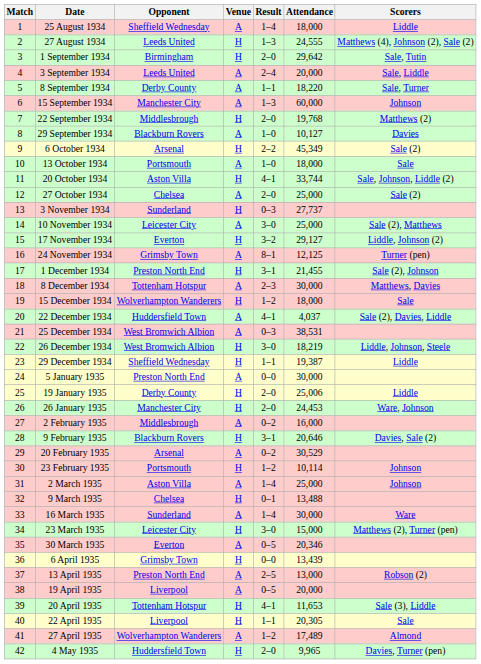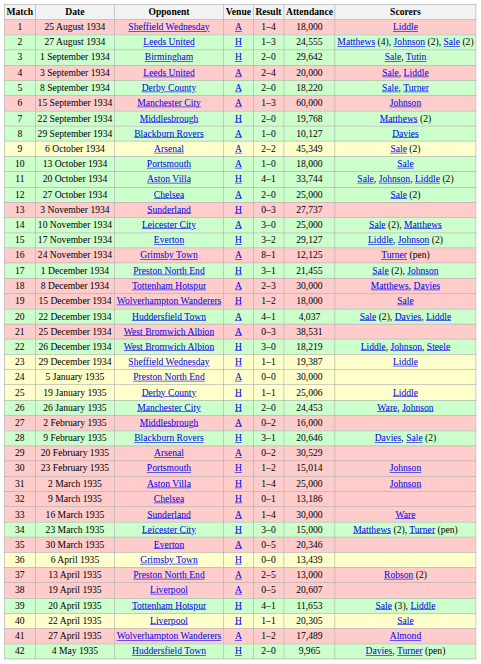(268, 88) 1–1 -> (268, 88) 2–0
(238, 149) H -> (238, 149) A
(268, 392) 2–0 -> (268, 392) 1–1
(309, 468) 10,114 -> (309, 468) 15,014
(238, 484) A -> (238, 484) H
(309, 499) 13,488 -> (309, 499) 13,186
(309, 590) 20,000 -> (309, 590) 20,607
